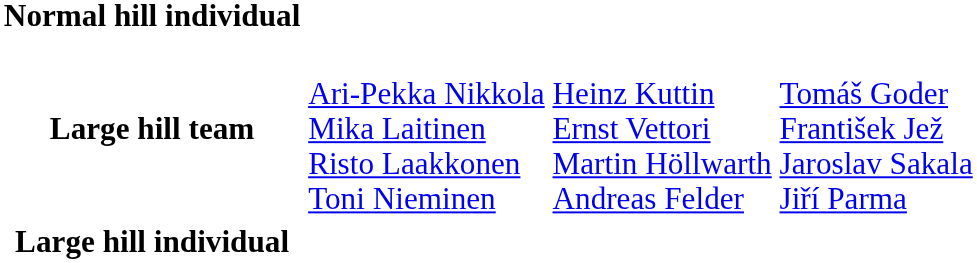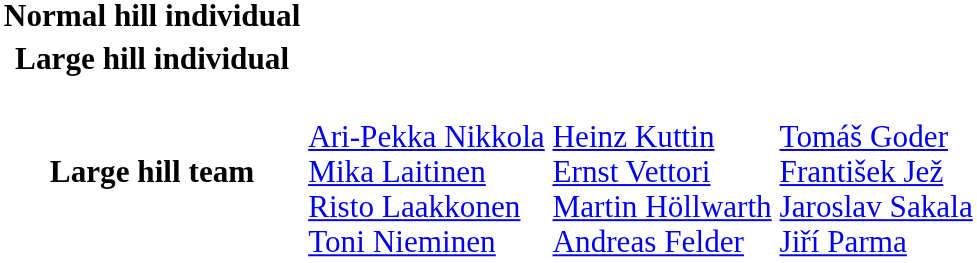rows swapped: (152, 242) <-> (152, 129)
